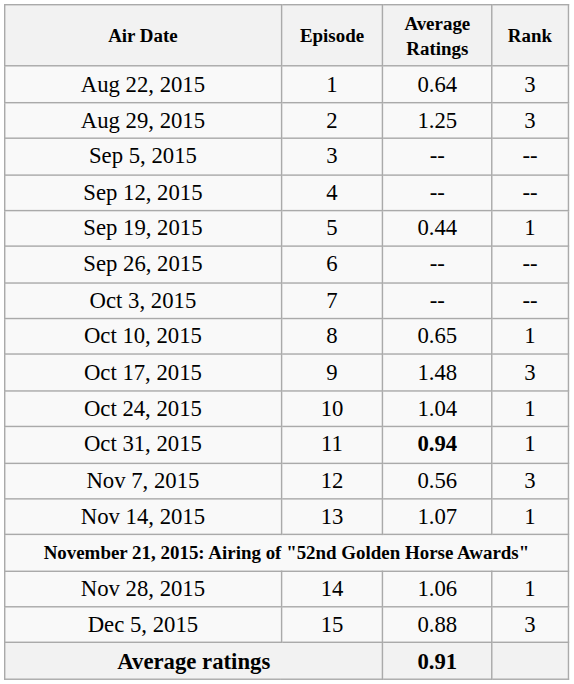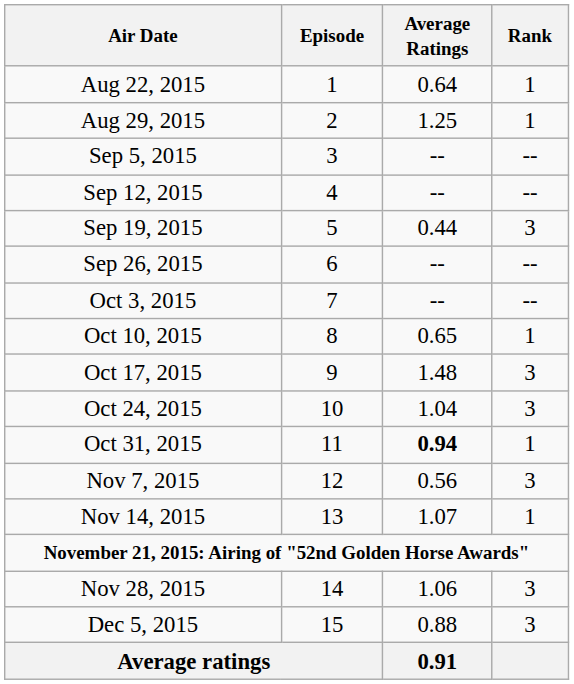(530, 84) 3 -> (530, 84) 1
(530, 120) 3 -> (530, 120) 1
(530, 228) 1 -> (530, 228) 3
(530, 408) 1 -> (530, 408) 3
(530, 588) 1 -> (530, 588) 3
